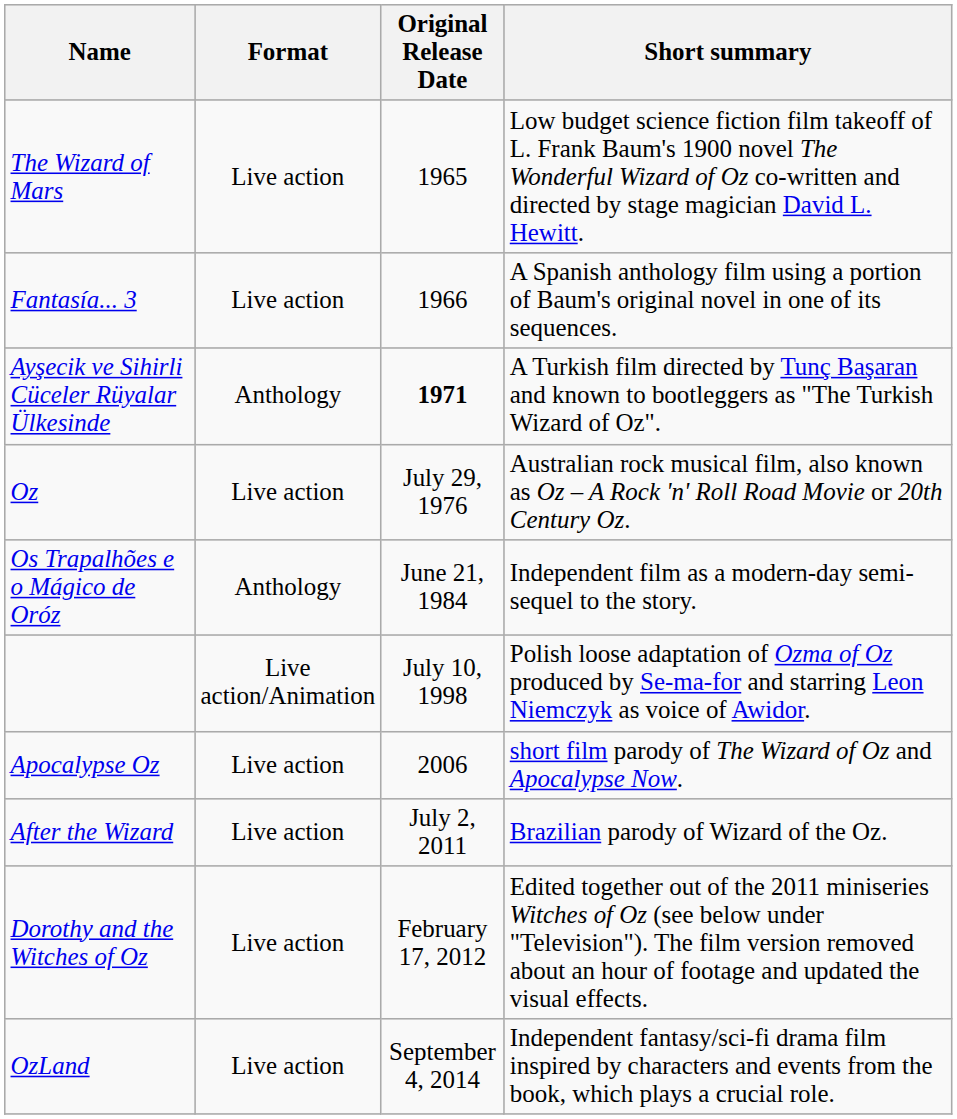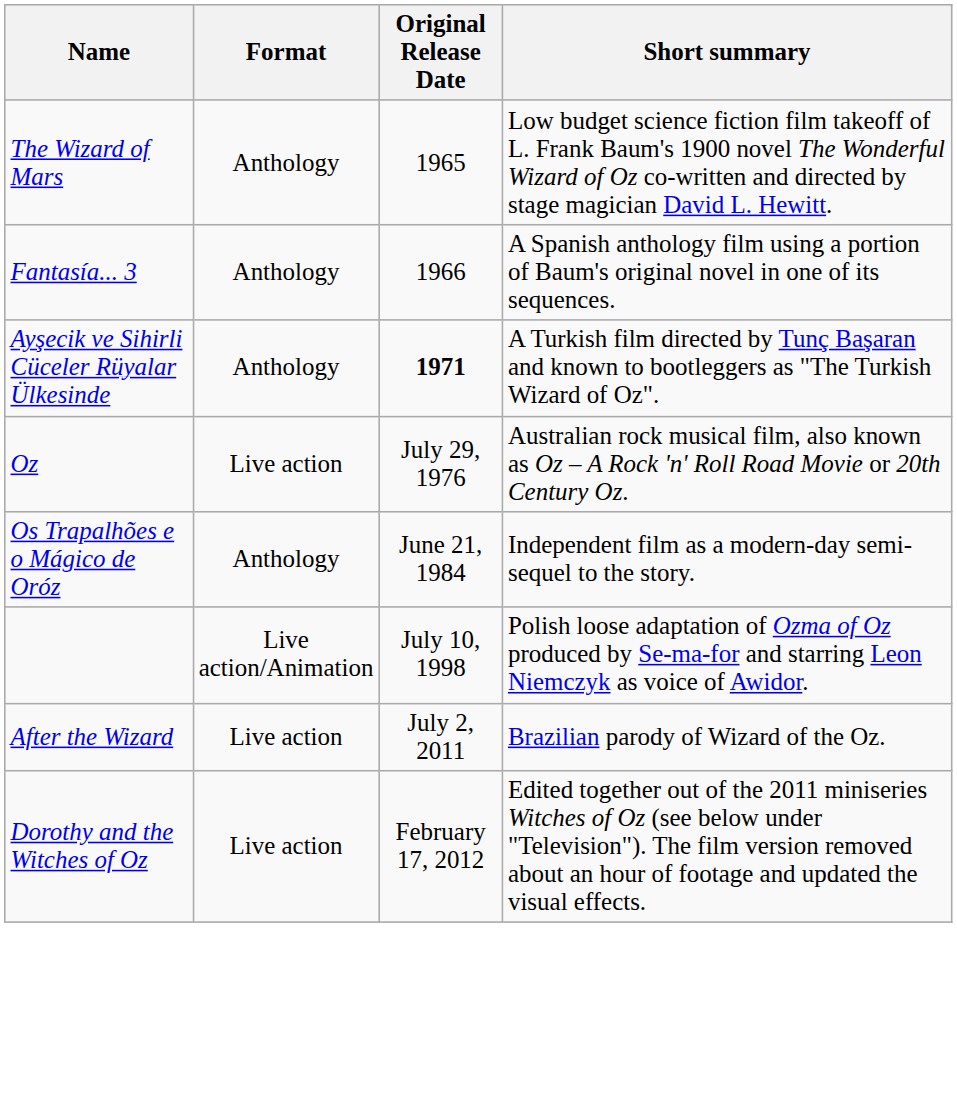(288, 176) Live action -> (286, 162) Anthology
(288, 300) Live action -> (286, 271) Anthology
- row: (85, 764)
- row: (50, 1065)
